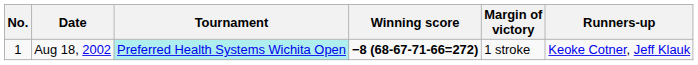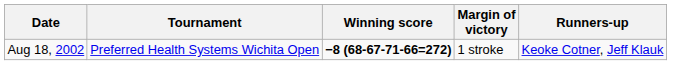- column: (18, 22)
(231, 50) paleturquoise background -> (205, 50) no background
